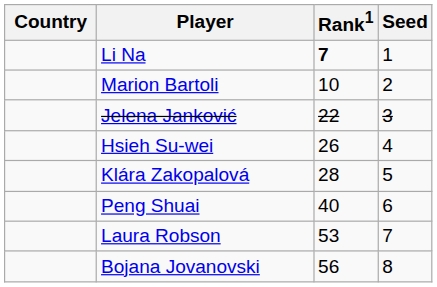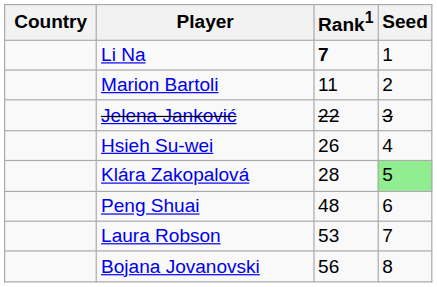(329, 85) 10 -> (328, 85) 11
(388, 175) no background -> (388, 175) lightgreen background
(329, 205) 40 -> (329, 205) 48
